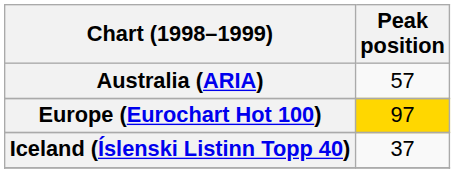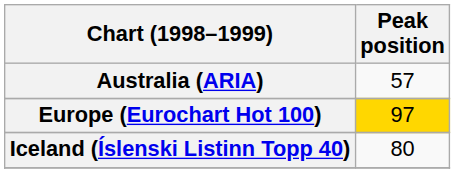(403, 149) 37 -> (403, 149) 80
